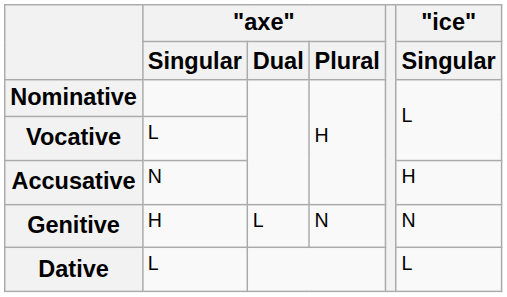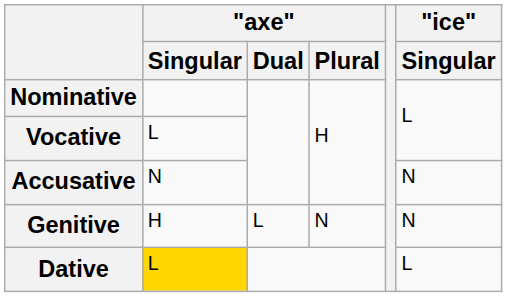(409, 177) H -> (409, 177) N
(153, 264) no background -> (153, 264) gold background
